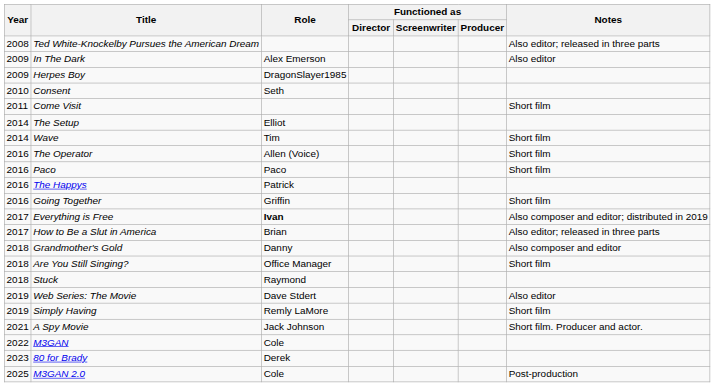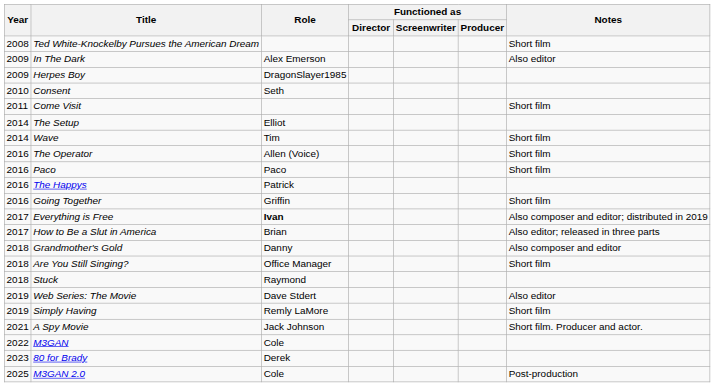(584, 43) Also editor; released in three parts -> (530, 43) Short film
